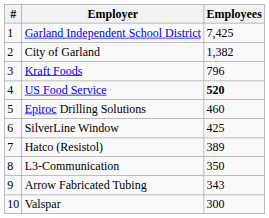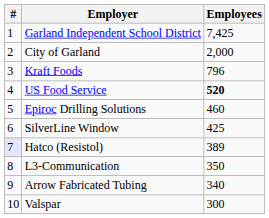(220, 52) 1,382 -> (220, 52) 2,000
(10, 147) no background -> (10, 147) lavender background
(215, 185) 343 -> (215, 185) 340
